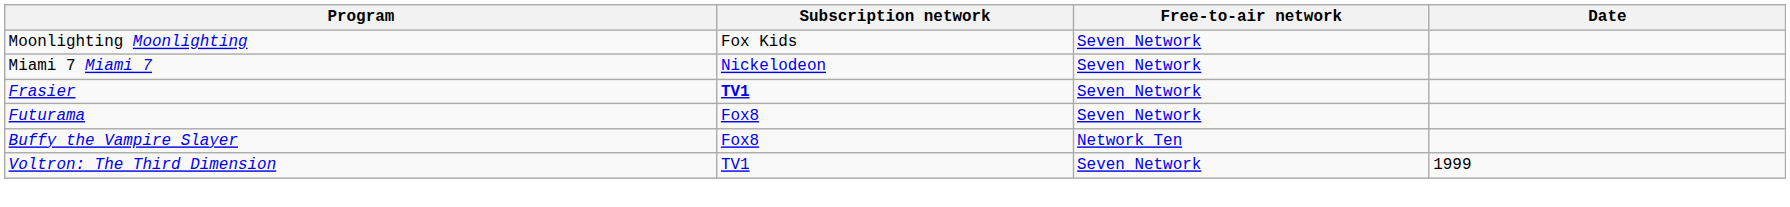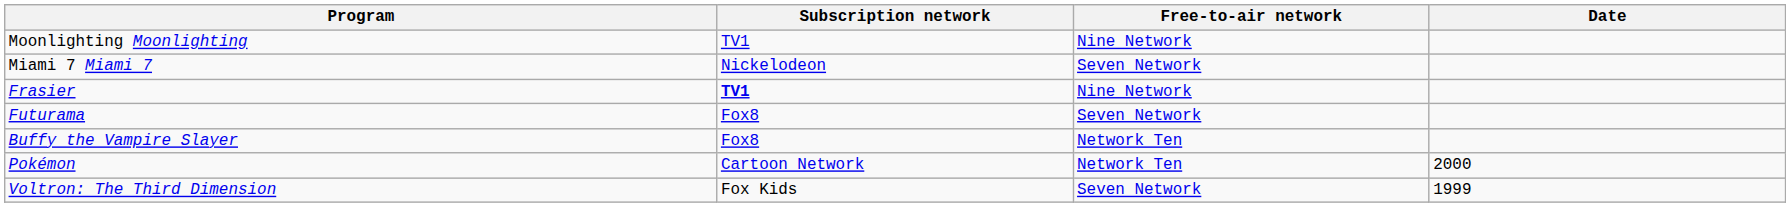(759, 42) Fox Kids -> (735, 42) TV1
(1139, 42) Seven Network -> (1134, 42) Nine Network
(1139, 91) Seven Network -> (1134, 91) Nine Network
+ row: (42, 165)
(735, 165) TV1 -> (759, 190) Fox Kids
